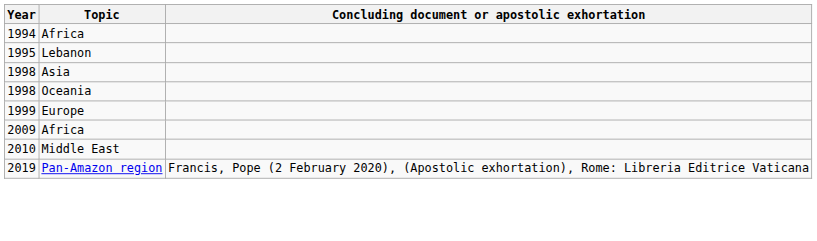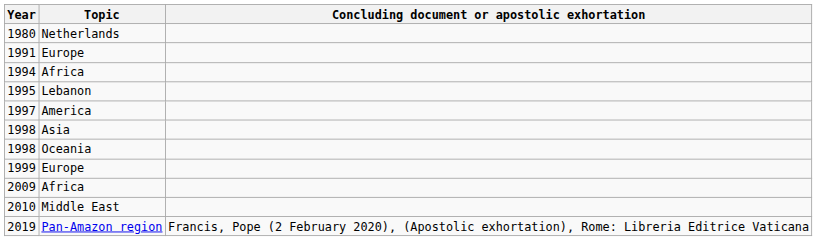+ row: (22, 33)
+ row: (22, 53)
+ row: (22, 110)
